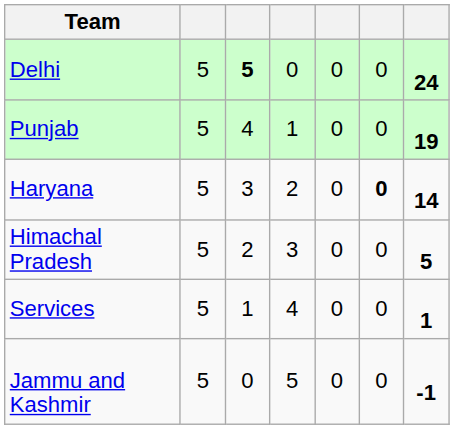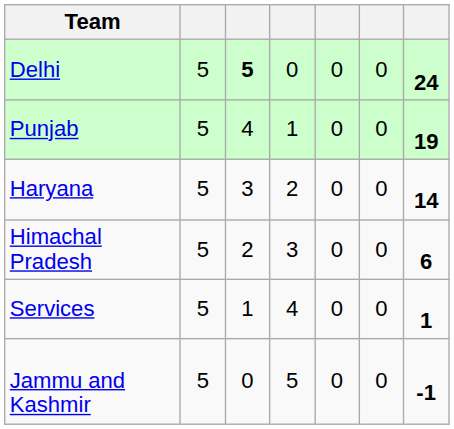(382, 189) bold -> (382, 189) normal
(426, 261) 5 -> (426, 261) 6
